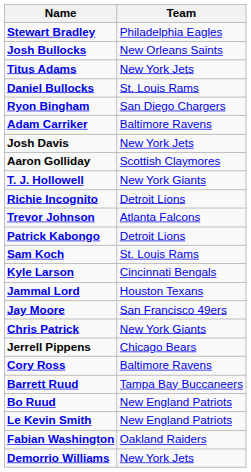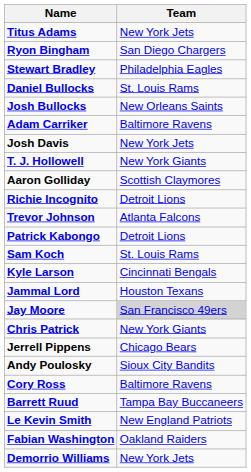rows swapped: (42, 69) <-> (51, 32)
rows swapped: (48, 106) <-> (47, 50)
rows swapped: (49, 161) <-> (45, 180)
(173, 310) no background -> (173, 310) lightgrey background
+ row: (49, 365)
- row: (31, 402)
